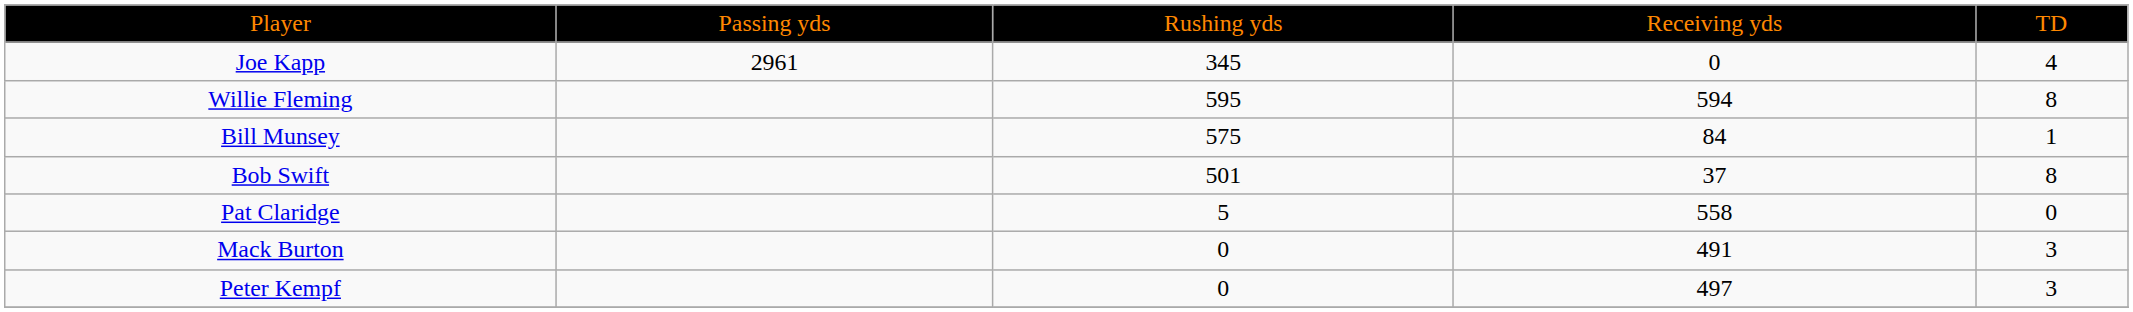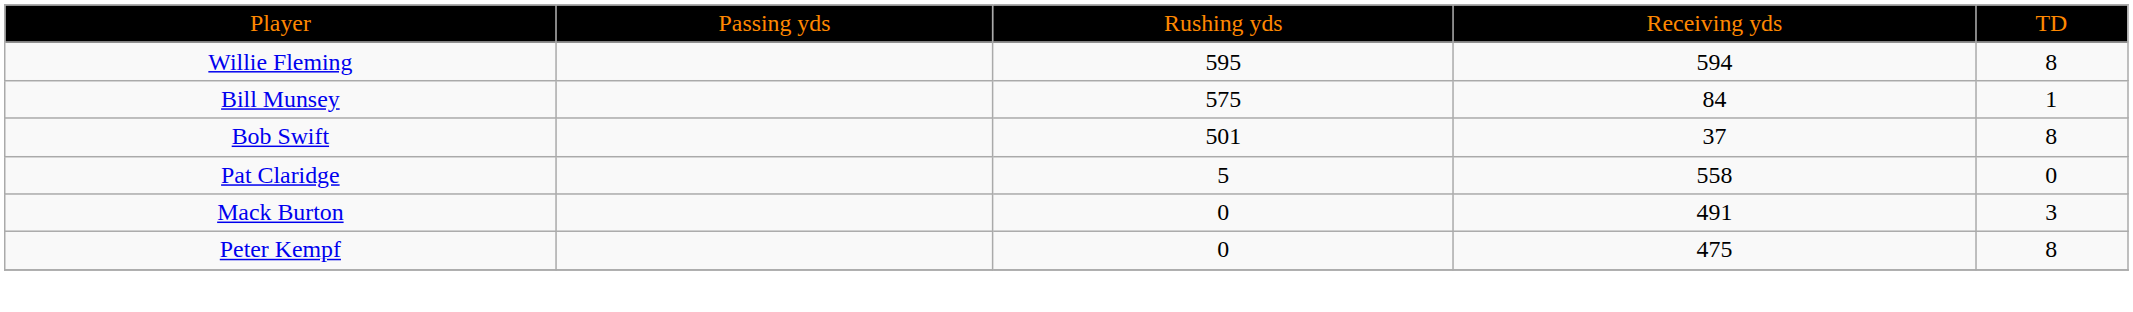- row: (280, 61)
(1714, 288) 497 -> (1714, 250) 475
(2051, 288) 3 -> (2051, 250) 8
